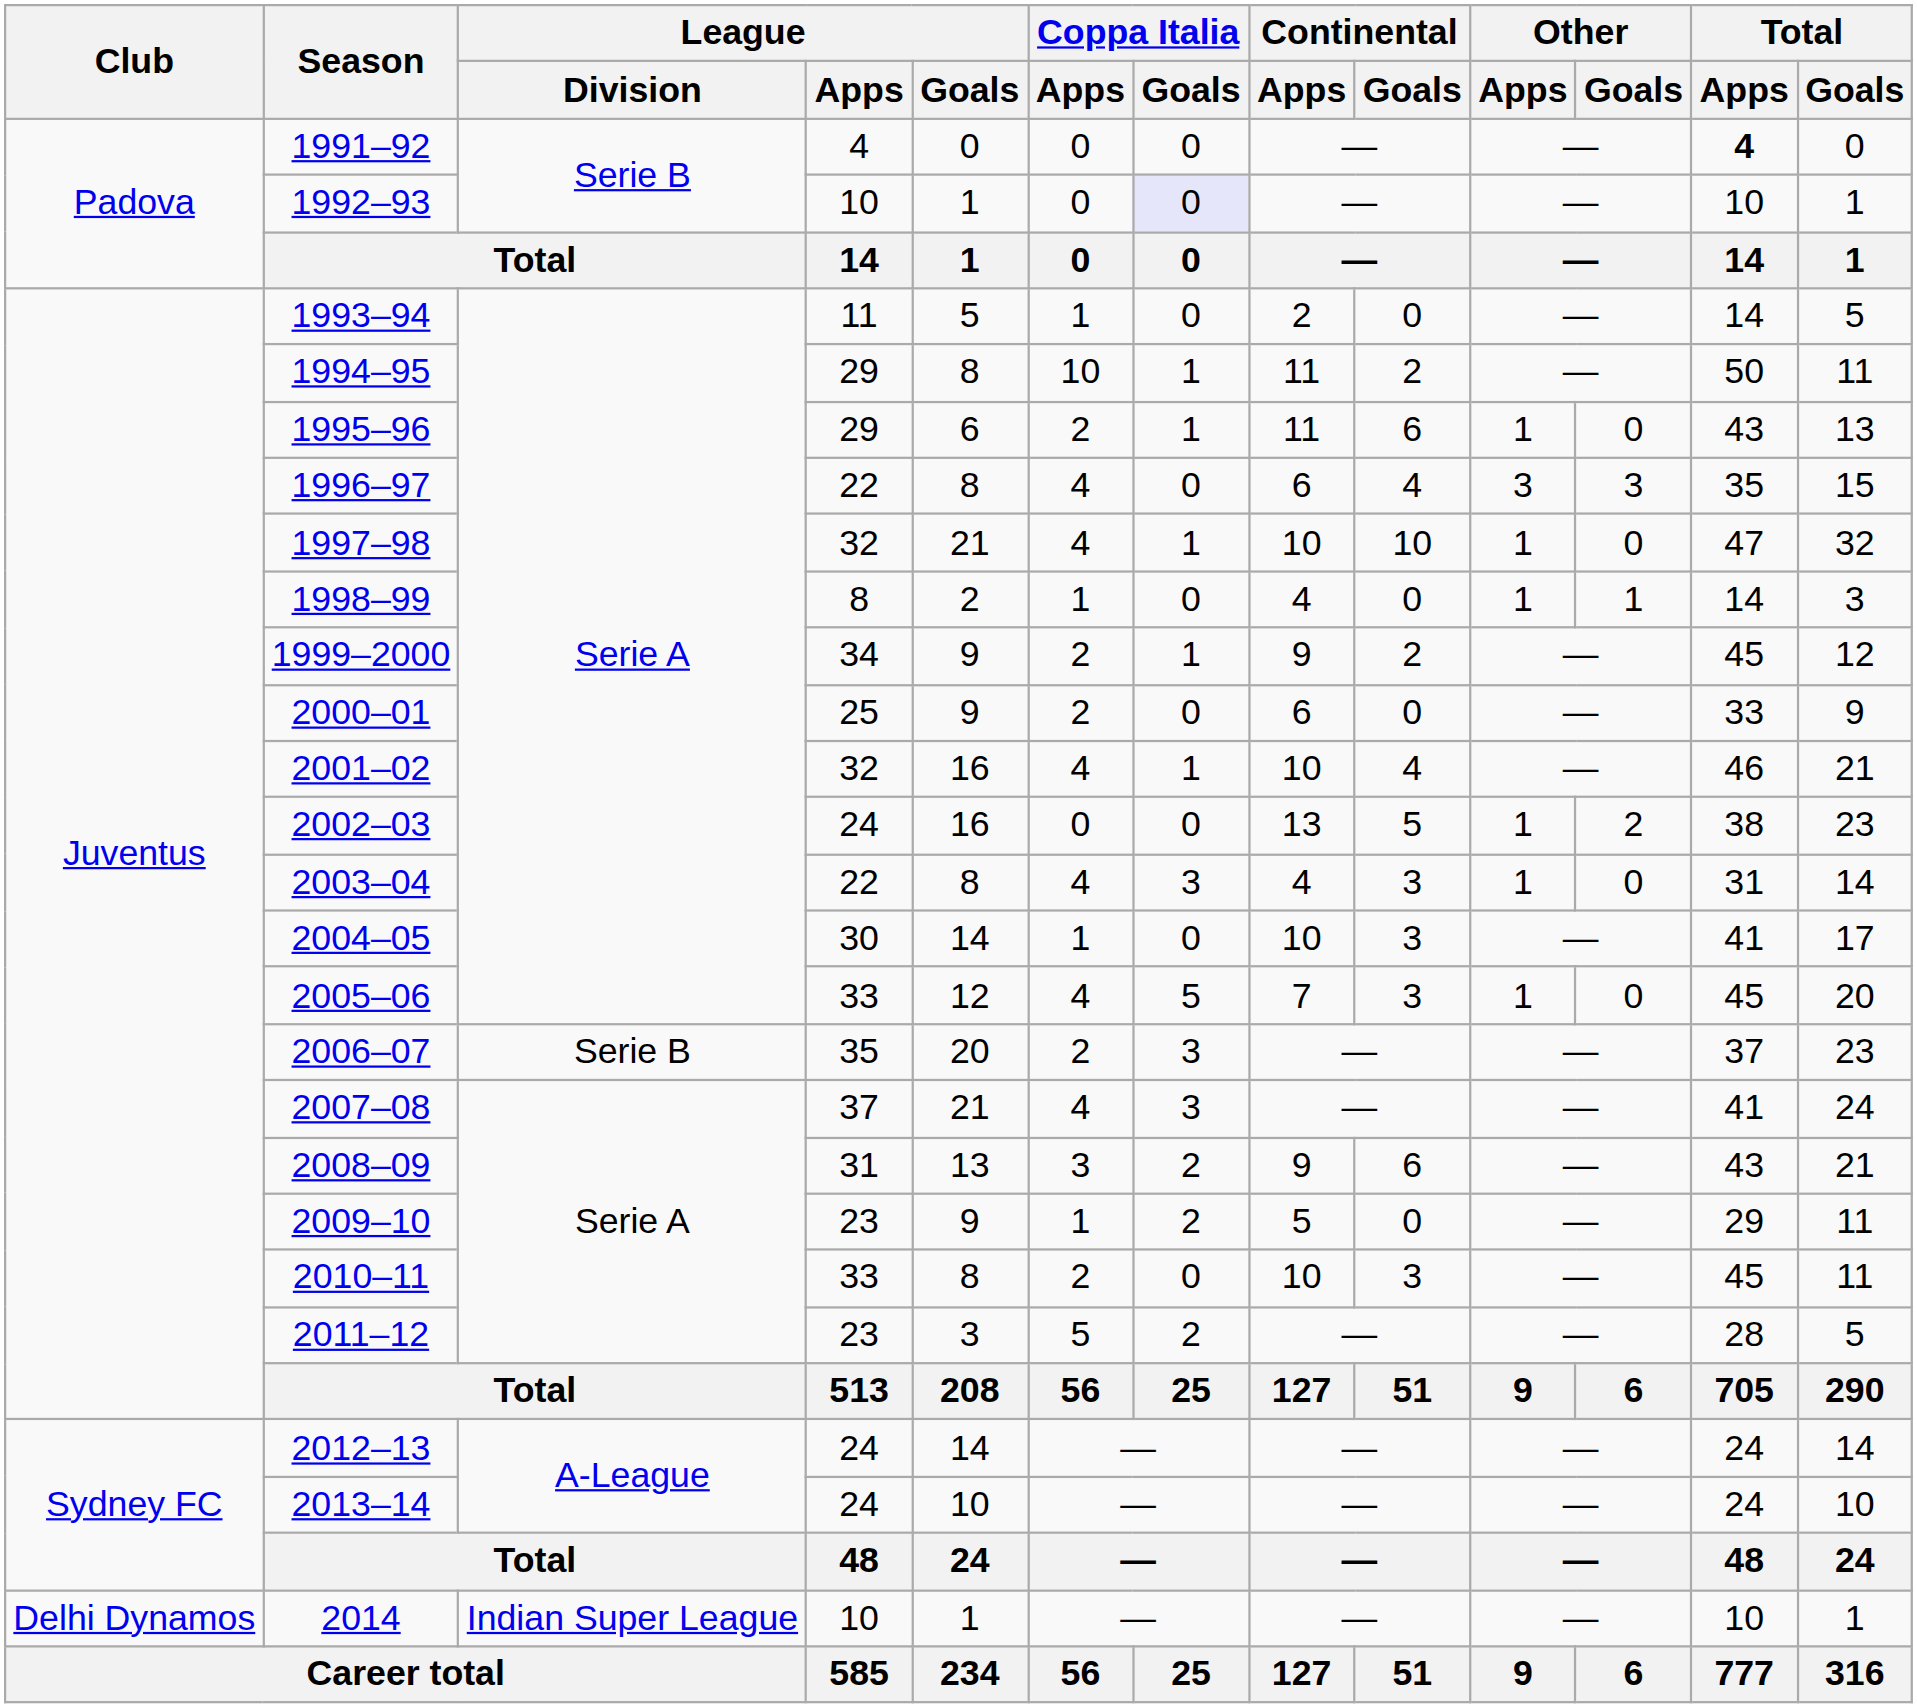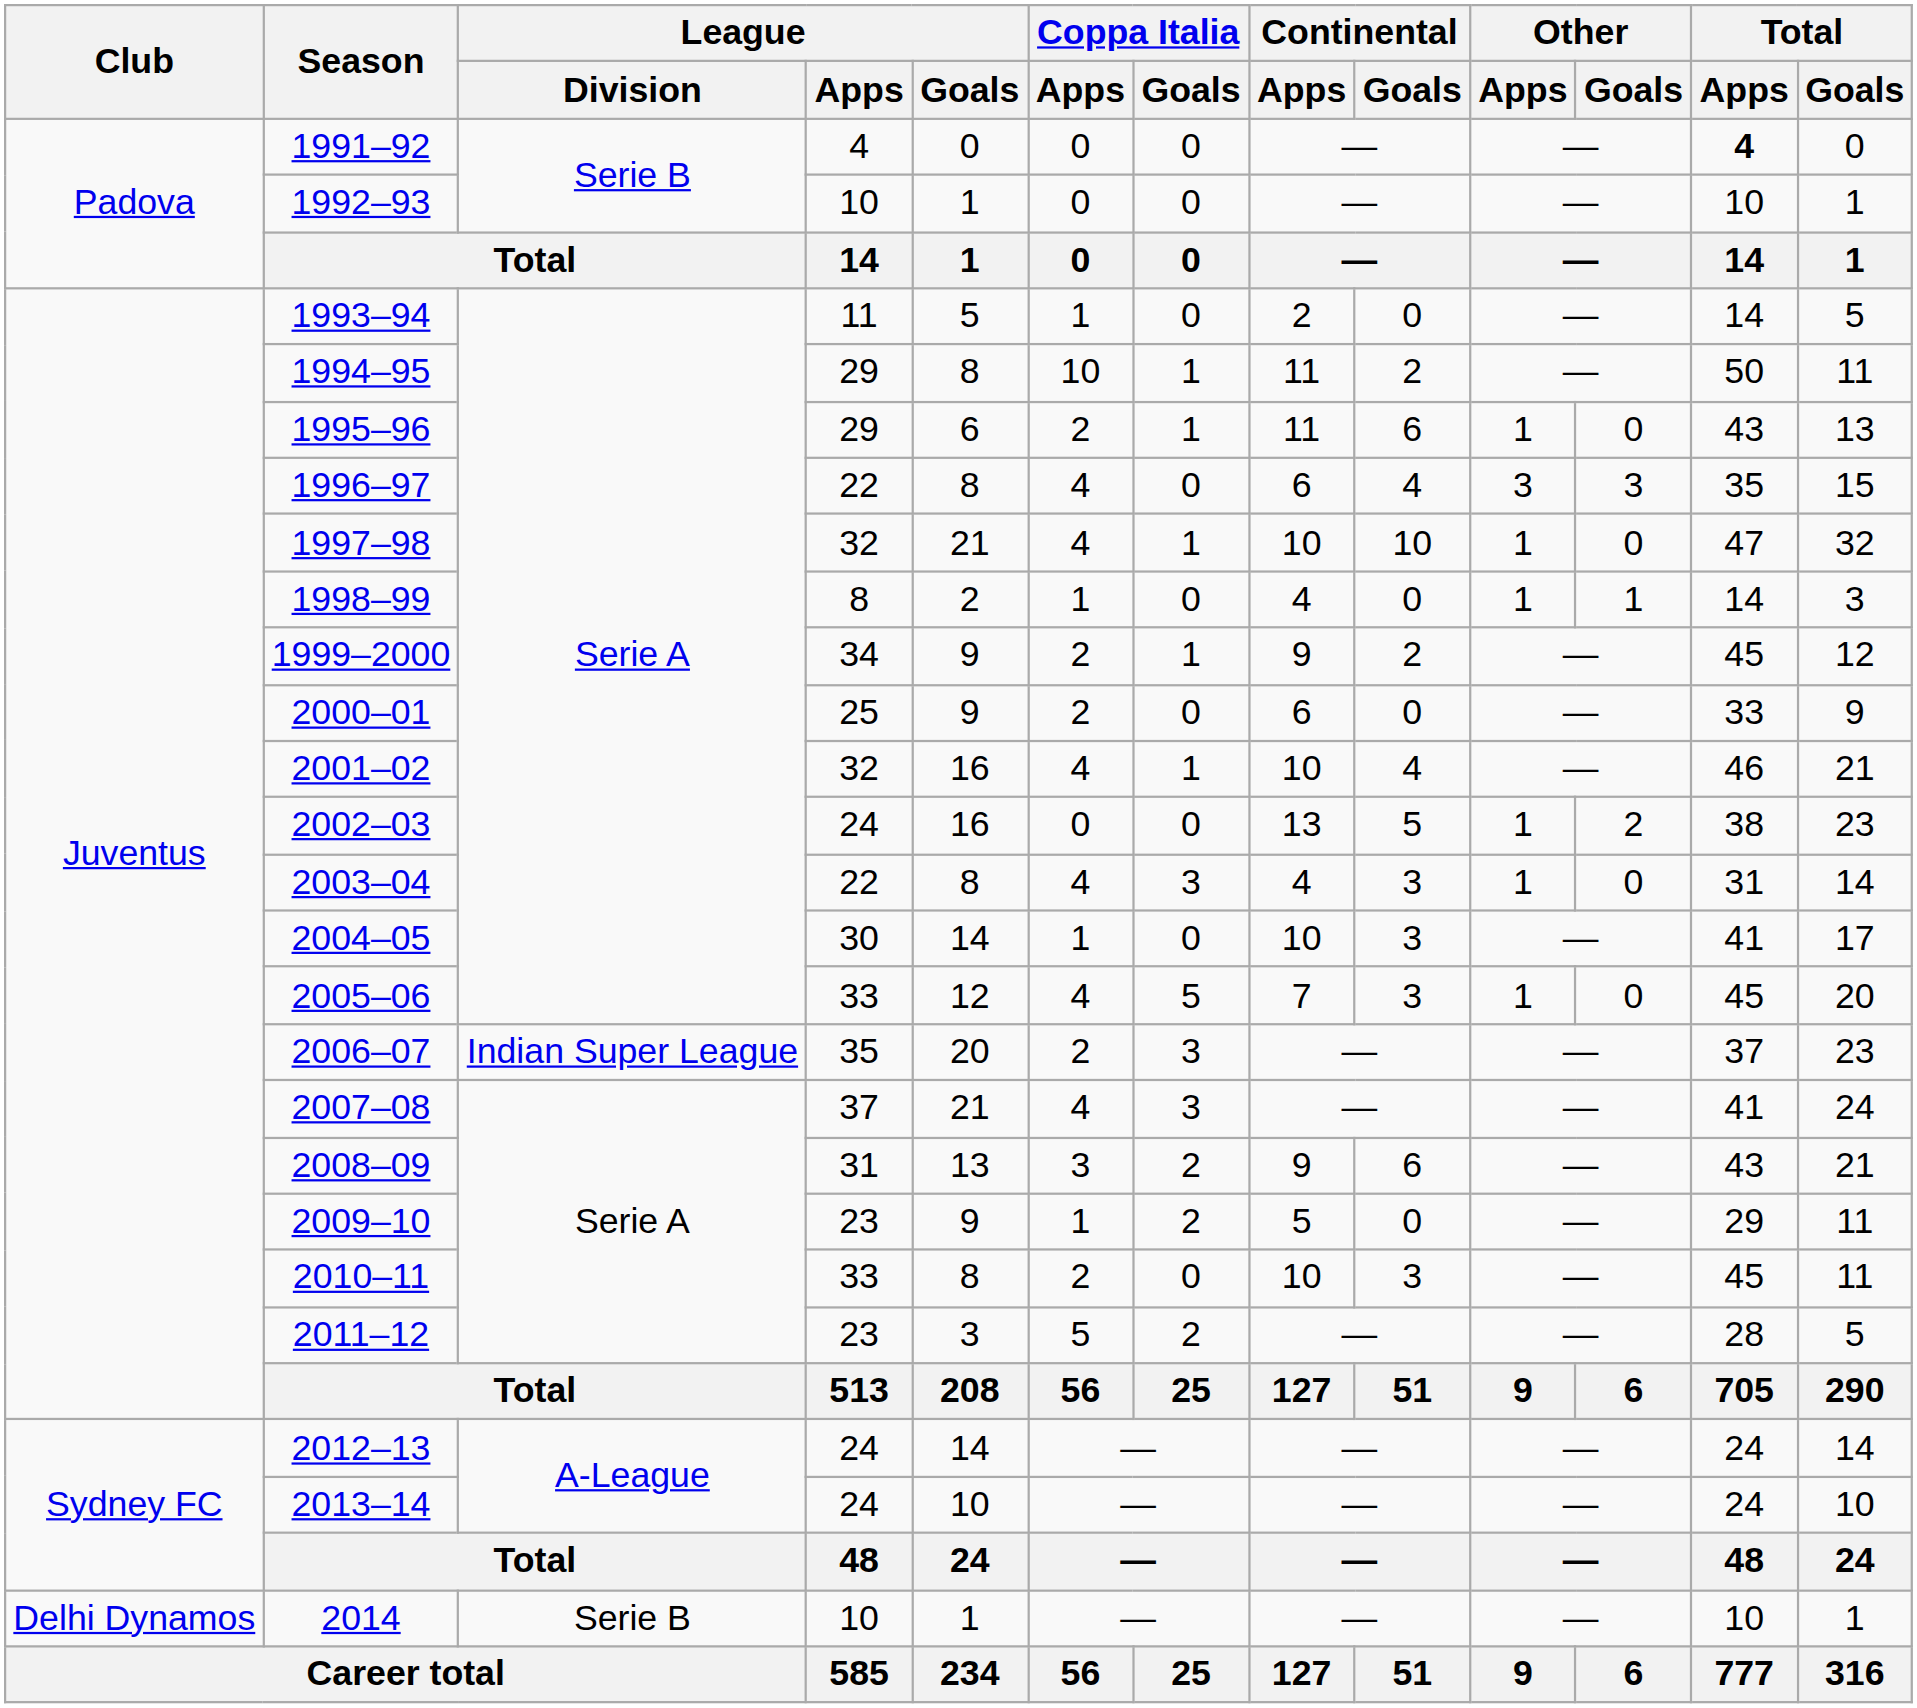(1191, 202) lavender background -> (1191, 202) no background
(632, 1051) Serie B -> (632, 1051) Indian Super League
(632, 1617) Indian Super League -> (632, 1617) Serie B
